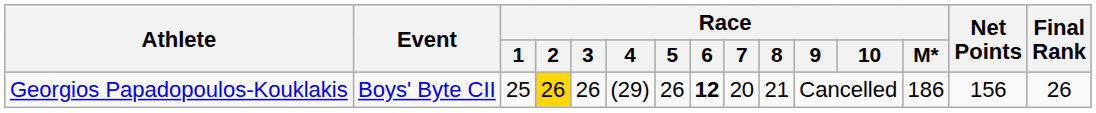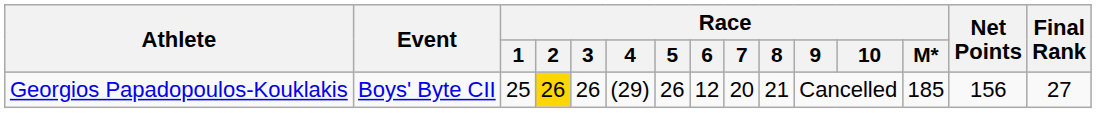(707, 90) bold -> (707, 90) normal
(926, 90) 186 -> (926, 90) 185
(1059, 90) 26 -> (1059, 90) 27
